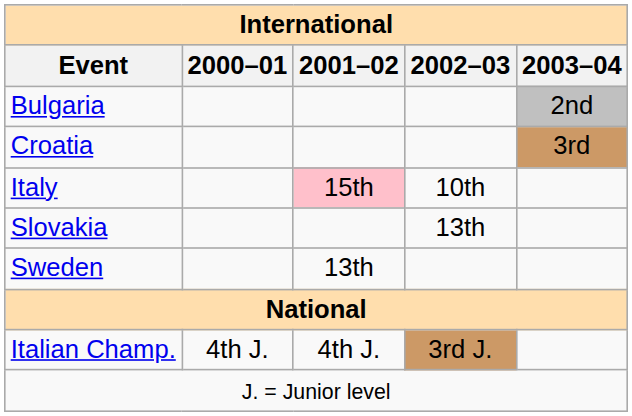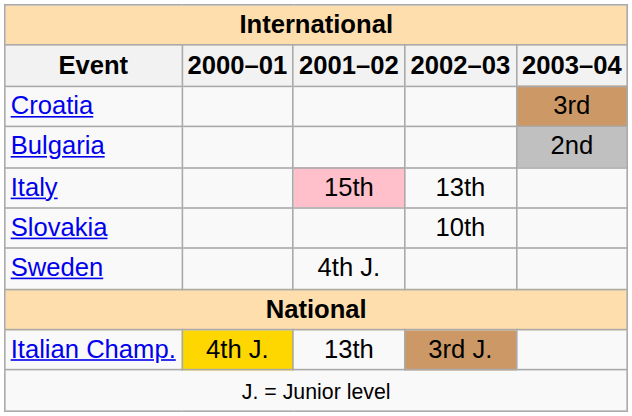rows swapped: (58, 106) <-> (52, 146)
(460, 187) 10th -> (460, 187) 13th
(460, 227) 13th -> (460, 227) 10th
(349, 268) 13th -> (349, 268) 4th J.
(237, 349) no background -> (237, 349) gold background
(349, 349) 4th J. -> (349, 349) 13th
